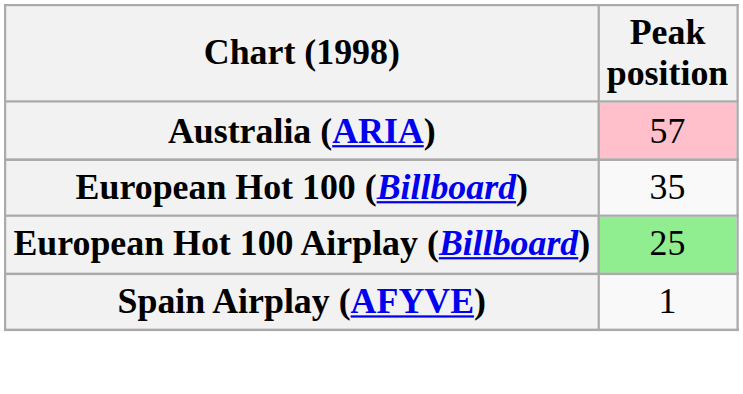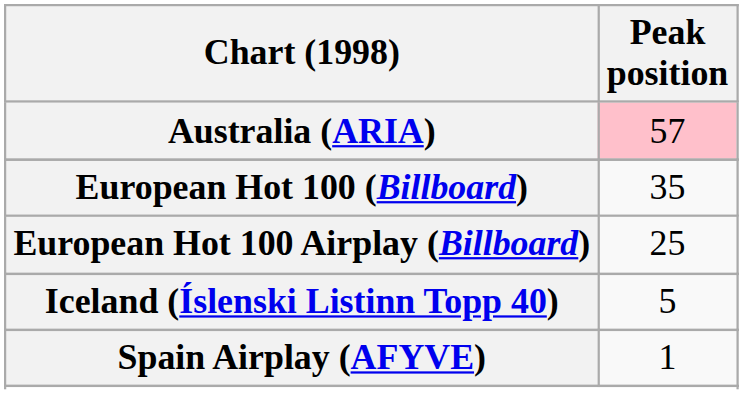(667, 243) lightgreen background -> (667, 243) no background
+ row: (302, 300)
